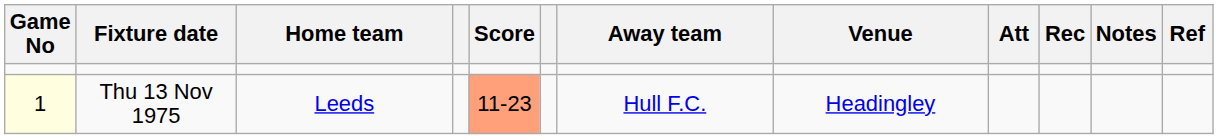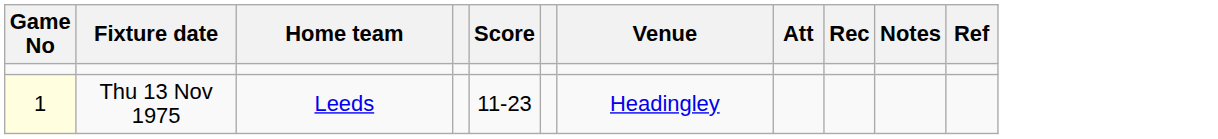- column: (665, 34)
(505, 103) lightsalmon background -> (505, 103) no background
